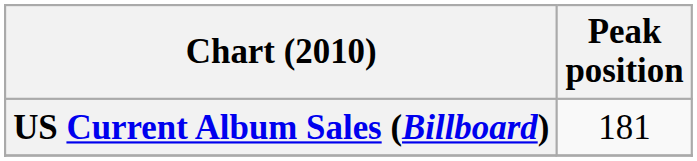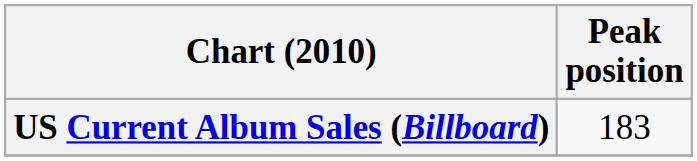(625, 126) 181 -> (625, 126) 183
